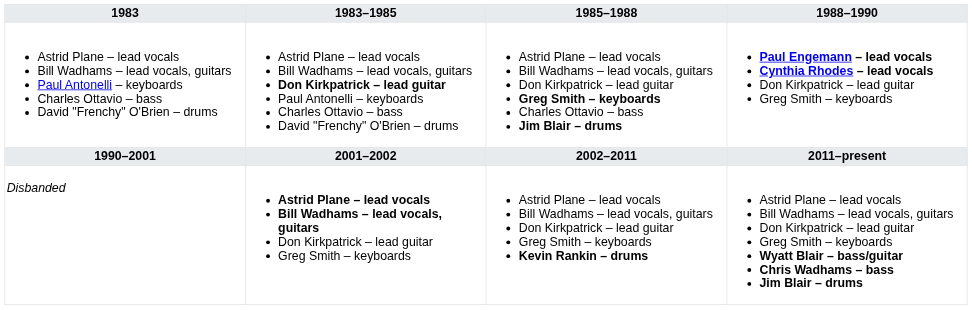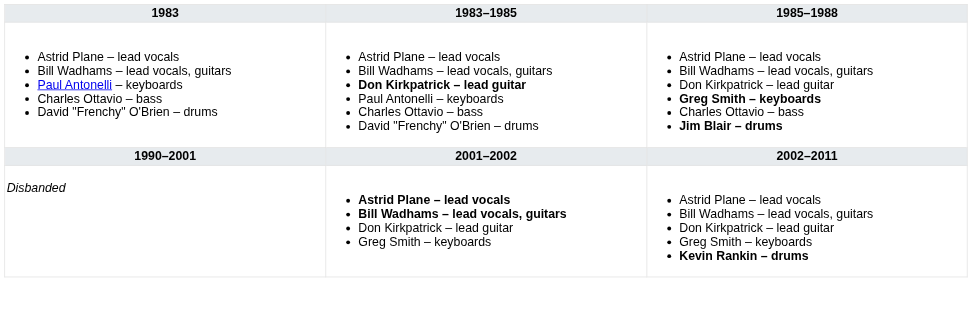- column: (847, 13)
